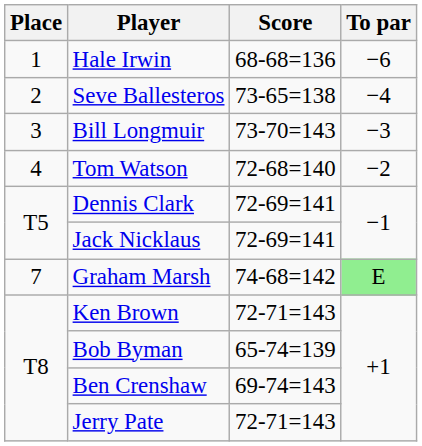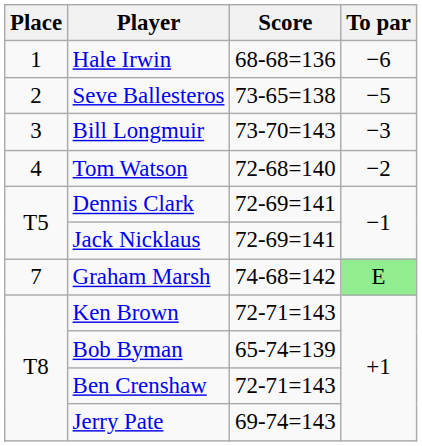(379, 95) −4 -> (379, 95) −5
(285, 385) 69-74=143 -> (285, 385) 72-71=143
(285, 421) 72-71=143 -> (285, 421) 69-74=143
